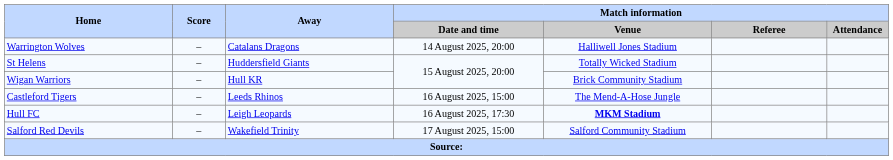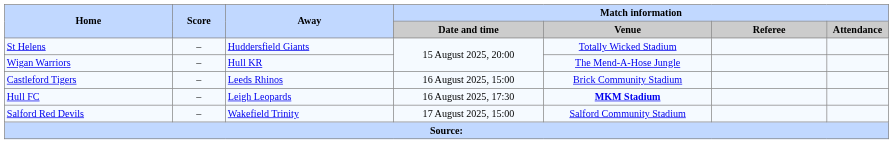- row: (46, 46)
(628, 80) Brick Community Stadium -> (628, 63) The Mend-A-Hose Jungle
(628, 96) The Mend-A-Hose Jungle -> (628, 80) Brick Community Stadium
